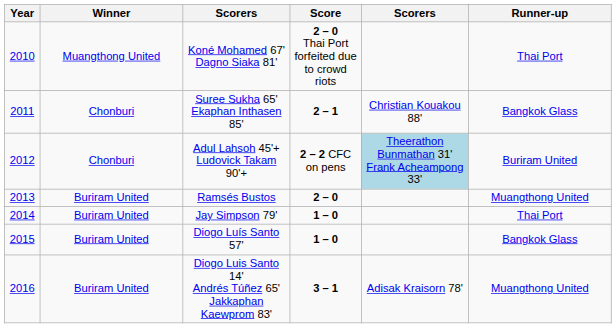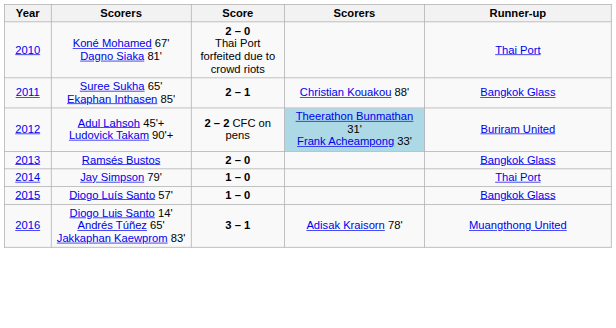- column: (111, 13)
(540, 197) Muangthong United -> (518, 160) Bangkok Glass
